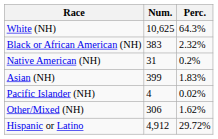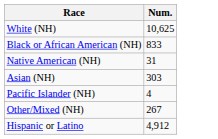- column: (195, 12)
(154, 45) 383 -> (154, 45) 833
(154, 77) 399 -> (154, 77) 303
(154, 110) 306 -> (154, 110) 267
